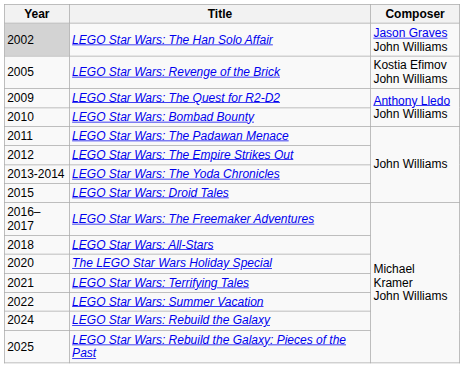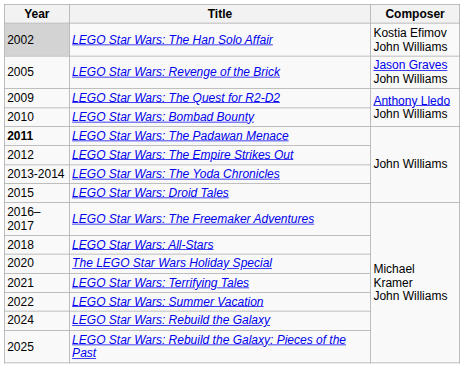(410, 39) Jason Graves John Williams -> (410, 39) Kostia Efimov John Williams
(410, 72) Kostia Efimov John Williams -> (410, 72) Jason Graves John Williams
(20, 136) normal -> (20, 136) bold
